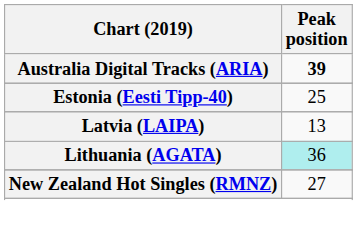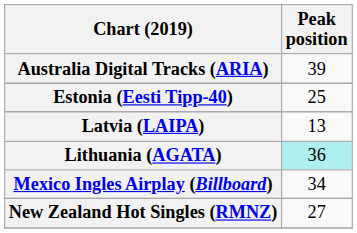(317, 68) bold -> (317, 68) normal
+ row: (143, 184)
